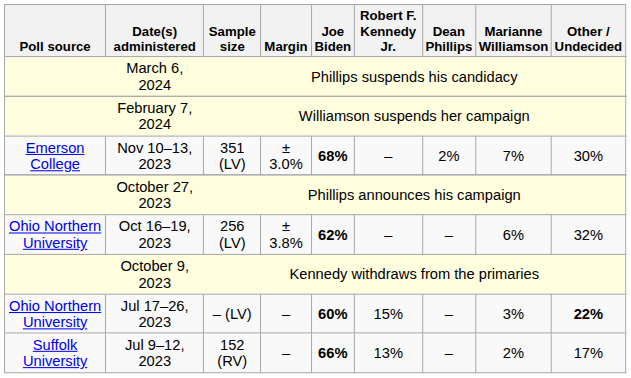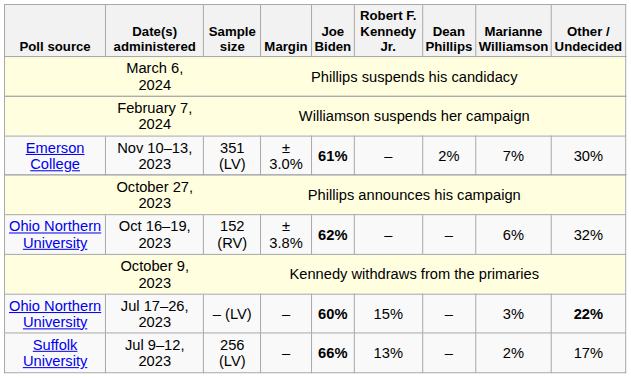(333, 156) 68% -> (333, 156) 61%
(232, 235) 256 (LV) -> (232, 235) 152 (RV)
(232, 354) 152 (RV) -> (232, 354) 256 (LV)
